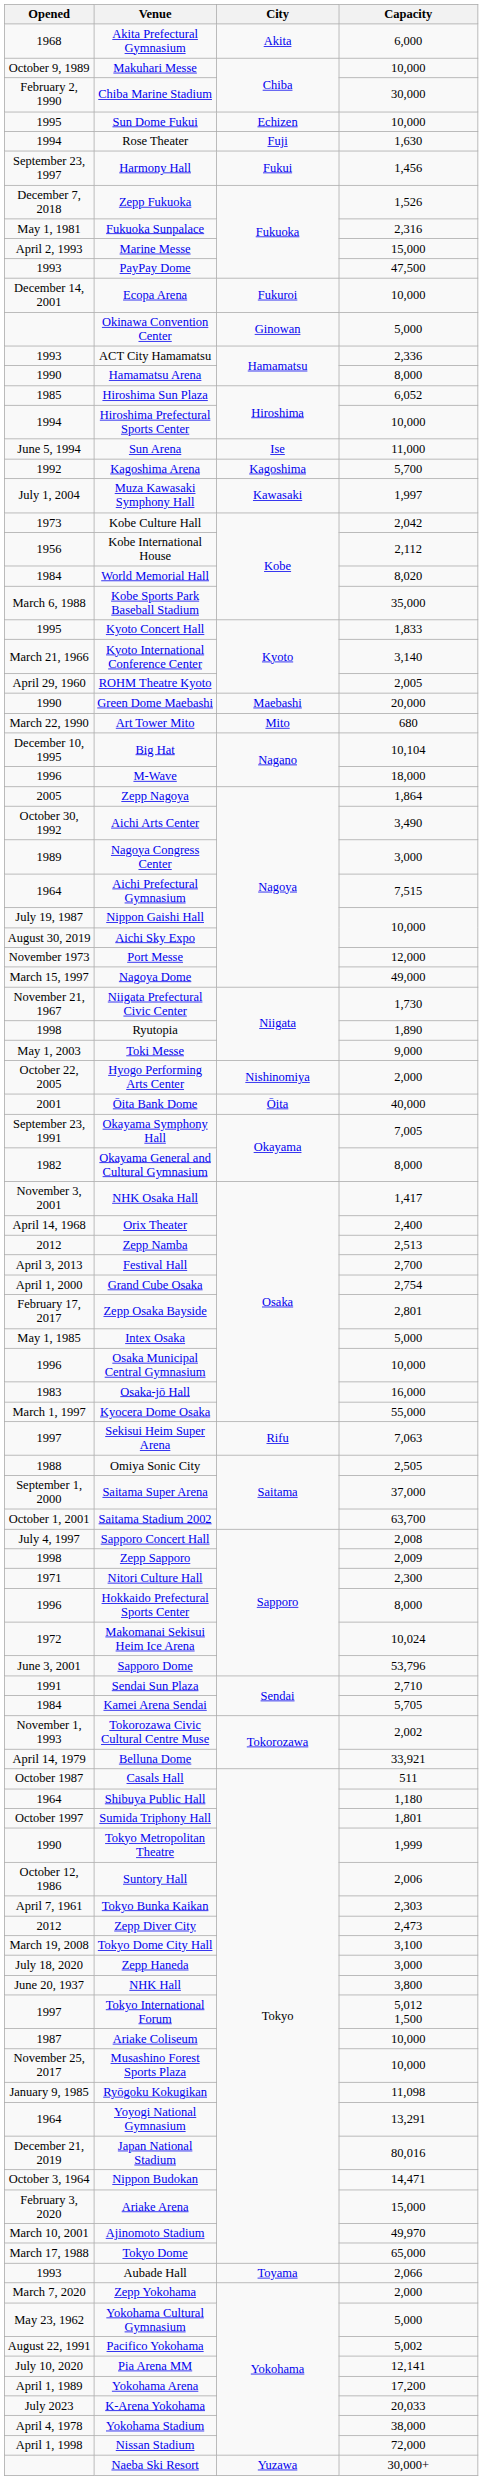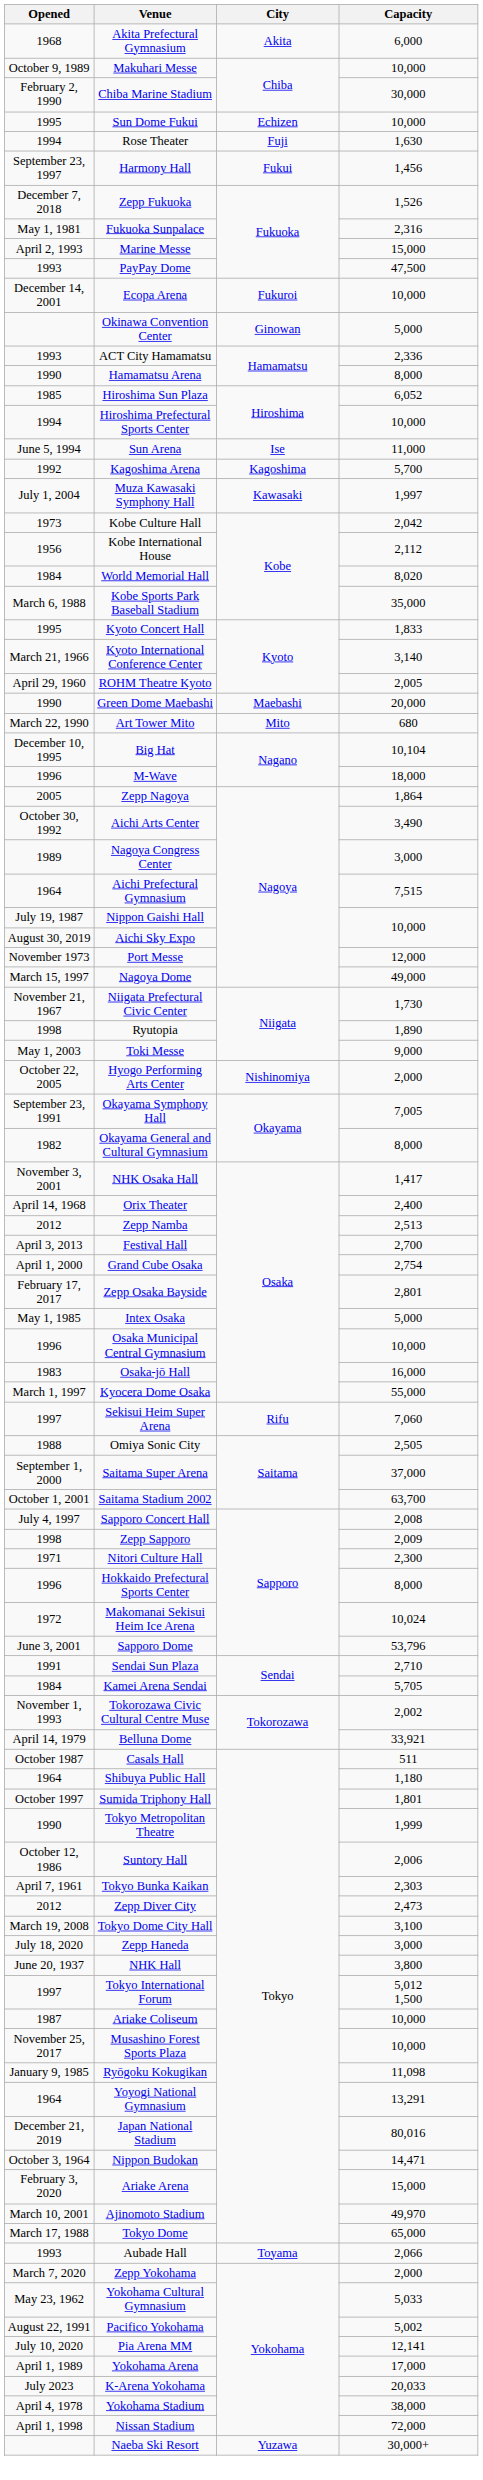- row: (155, 1104)
(408, 1438) 7,063 -> (408, 1418) 7,060
(408, 2319) 5,000 -> (408, 2299) 5,033
(408, 2386) 17,200 -> (408, 2366) 17,000
